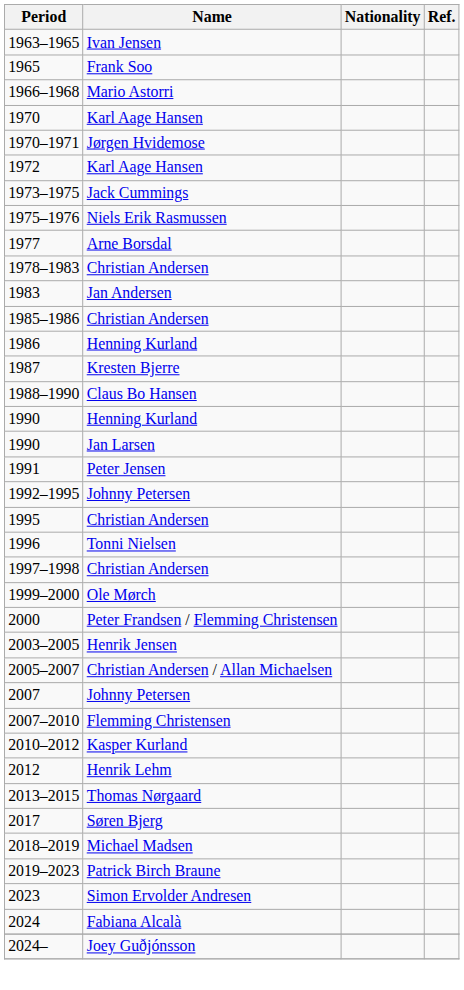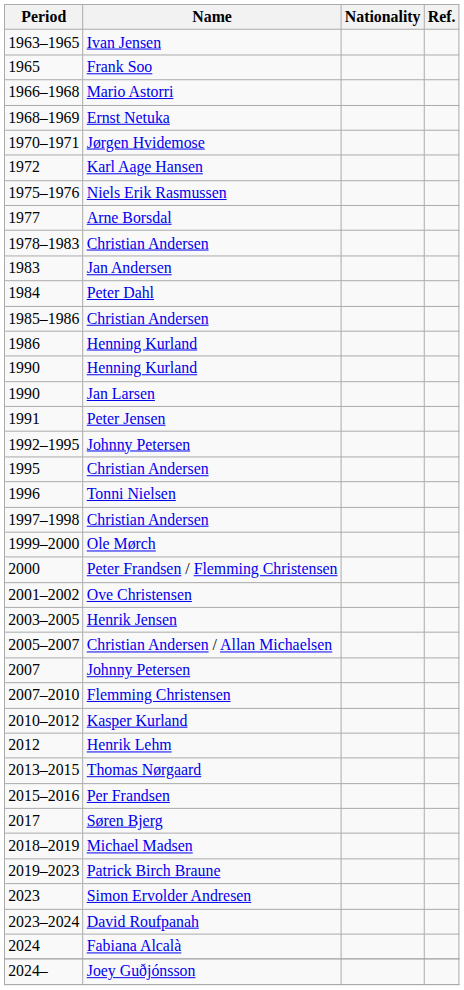+ row: (44, 117)
- row: (24, 117)
- row: (44, 192)
+ row: (24, 293)
- row: (24, 368)
- row: (44, 393)
+ row: (44, 594)
+ row: (44, 795)
+ row: (44, 921)
